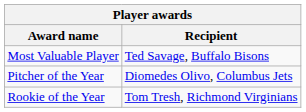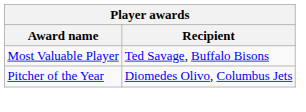- row: (56, 96)
